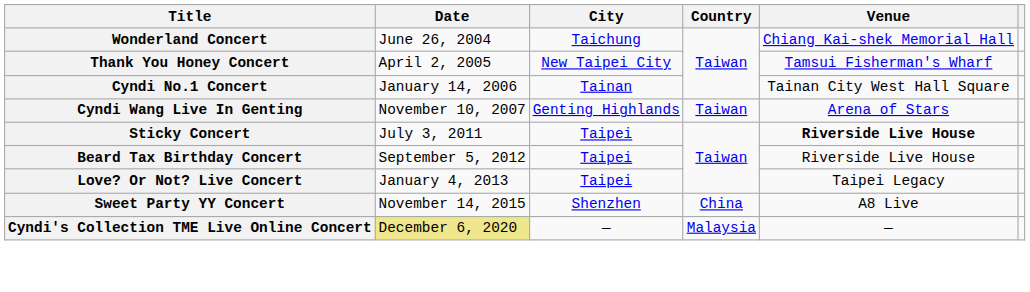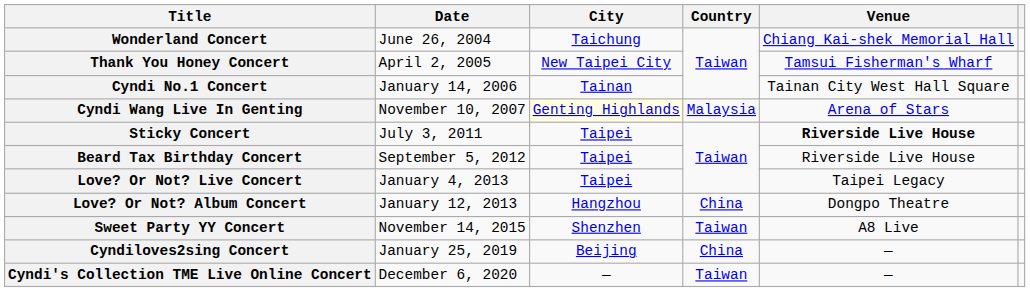(606, 110) no background -> (606, 110) lightyellow background
(721, 110) Taiwan -> (721, 110) Malaysia
+ row: (190, 204)
(721, 204) China -> (721, 228) Taiwan
+ row: (190, 251)
(448, 228) khaki background -> (448, 275) no background
(721, 228) Malaysia -> (721, 275) Taiwan
